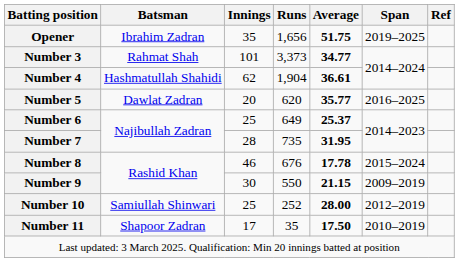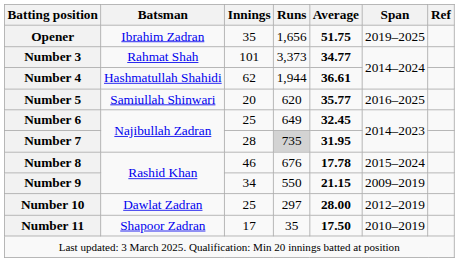(292, 78) 1,904 -> (292, 78) 1,944
(163, 99) Dawlat Zadran -> (163, 99) Samiullah Shinwari
(336, 120) 25.37 -> (336, 120) 32.45
(292, 141) no background -> (292, 141) lightgrey background
(249, 183) 30 -> (249, 183) 34
(163, 204) Samiullah Shinwari -> (163, 204) Dawlat Zadran
(292, 204) 252 -> (292, 204) 297
